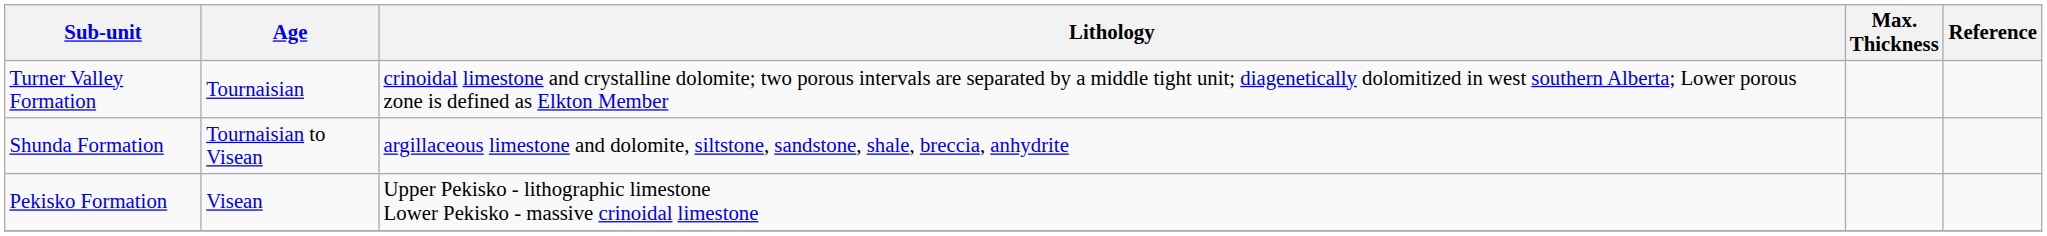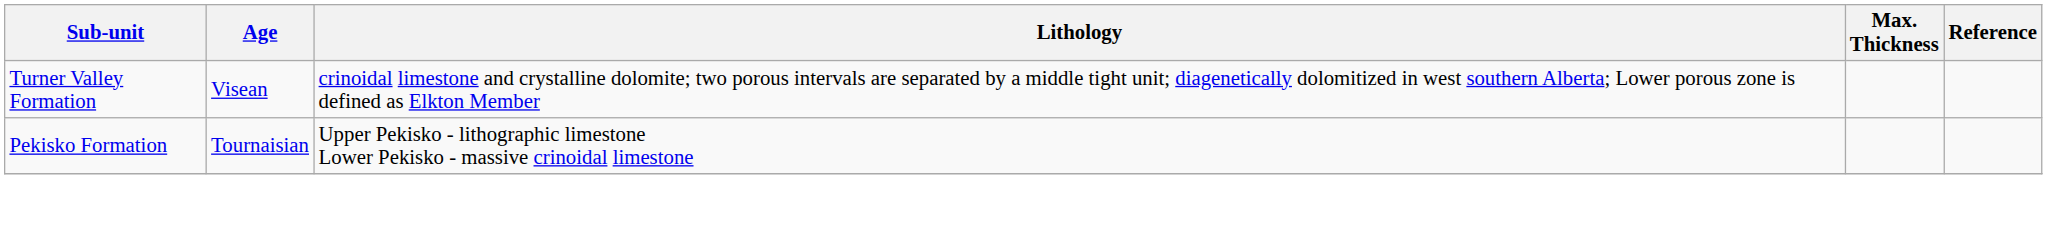(255, 89) Tournaisian -> (239, 89) Visean
- row: (87, 145)
(234, 201) Visean -> (260, 145) Tournaisian
